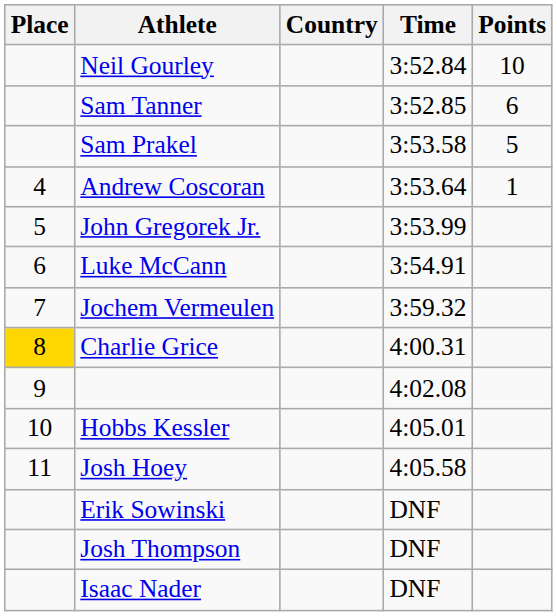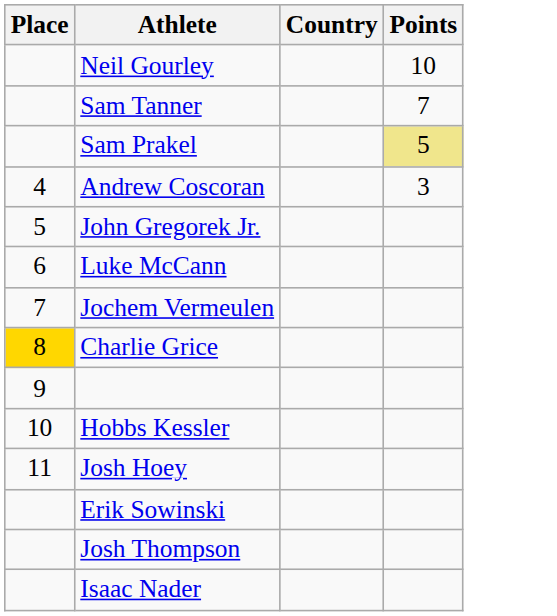- column: (428, 24)
(512, 105) 6 -> (423, 105) 7
(512, 145) no background -> (423, 145) khaki background
(512, 186) 1 -> (423, 186) 3
